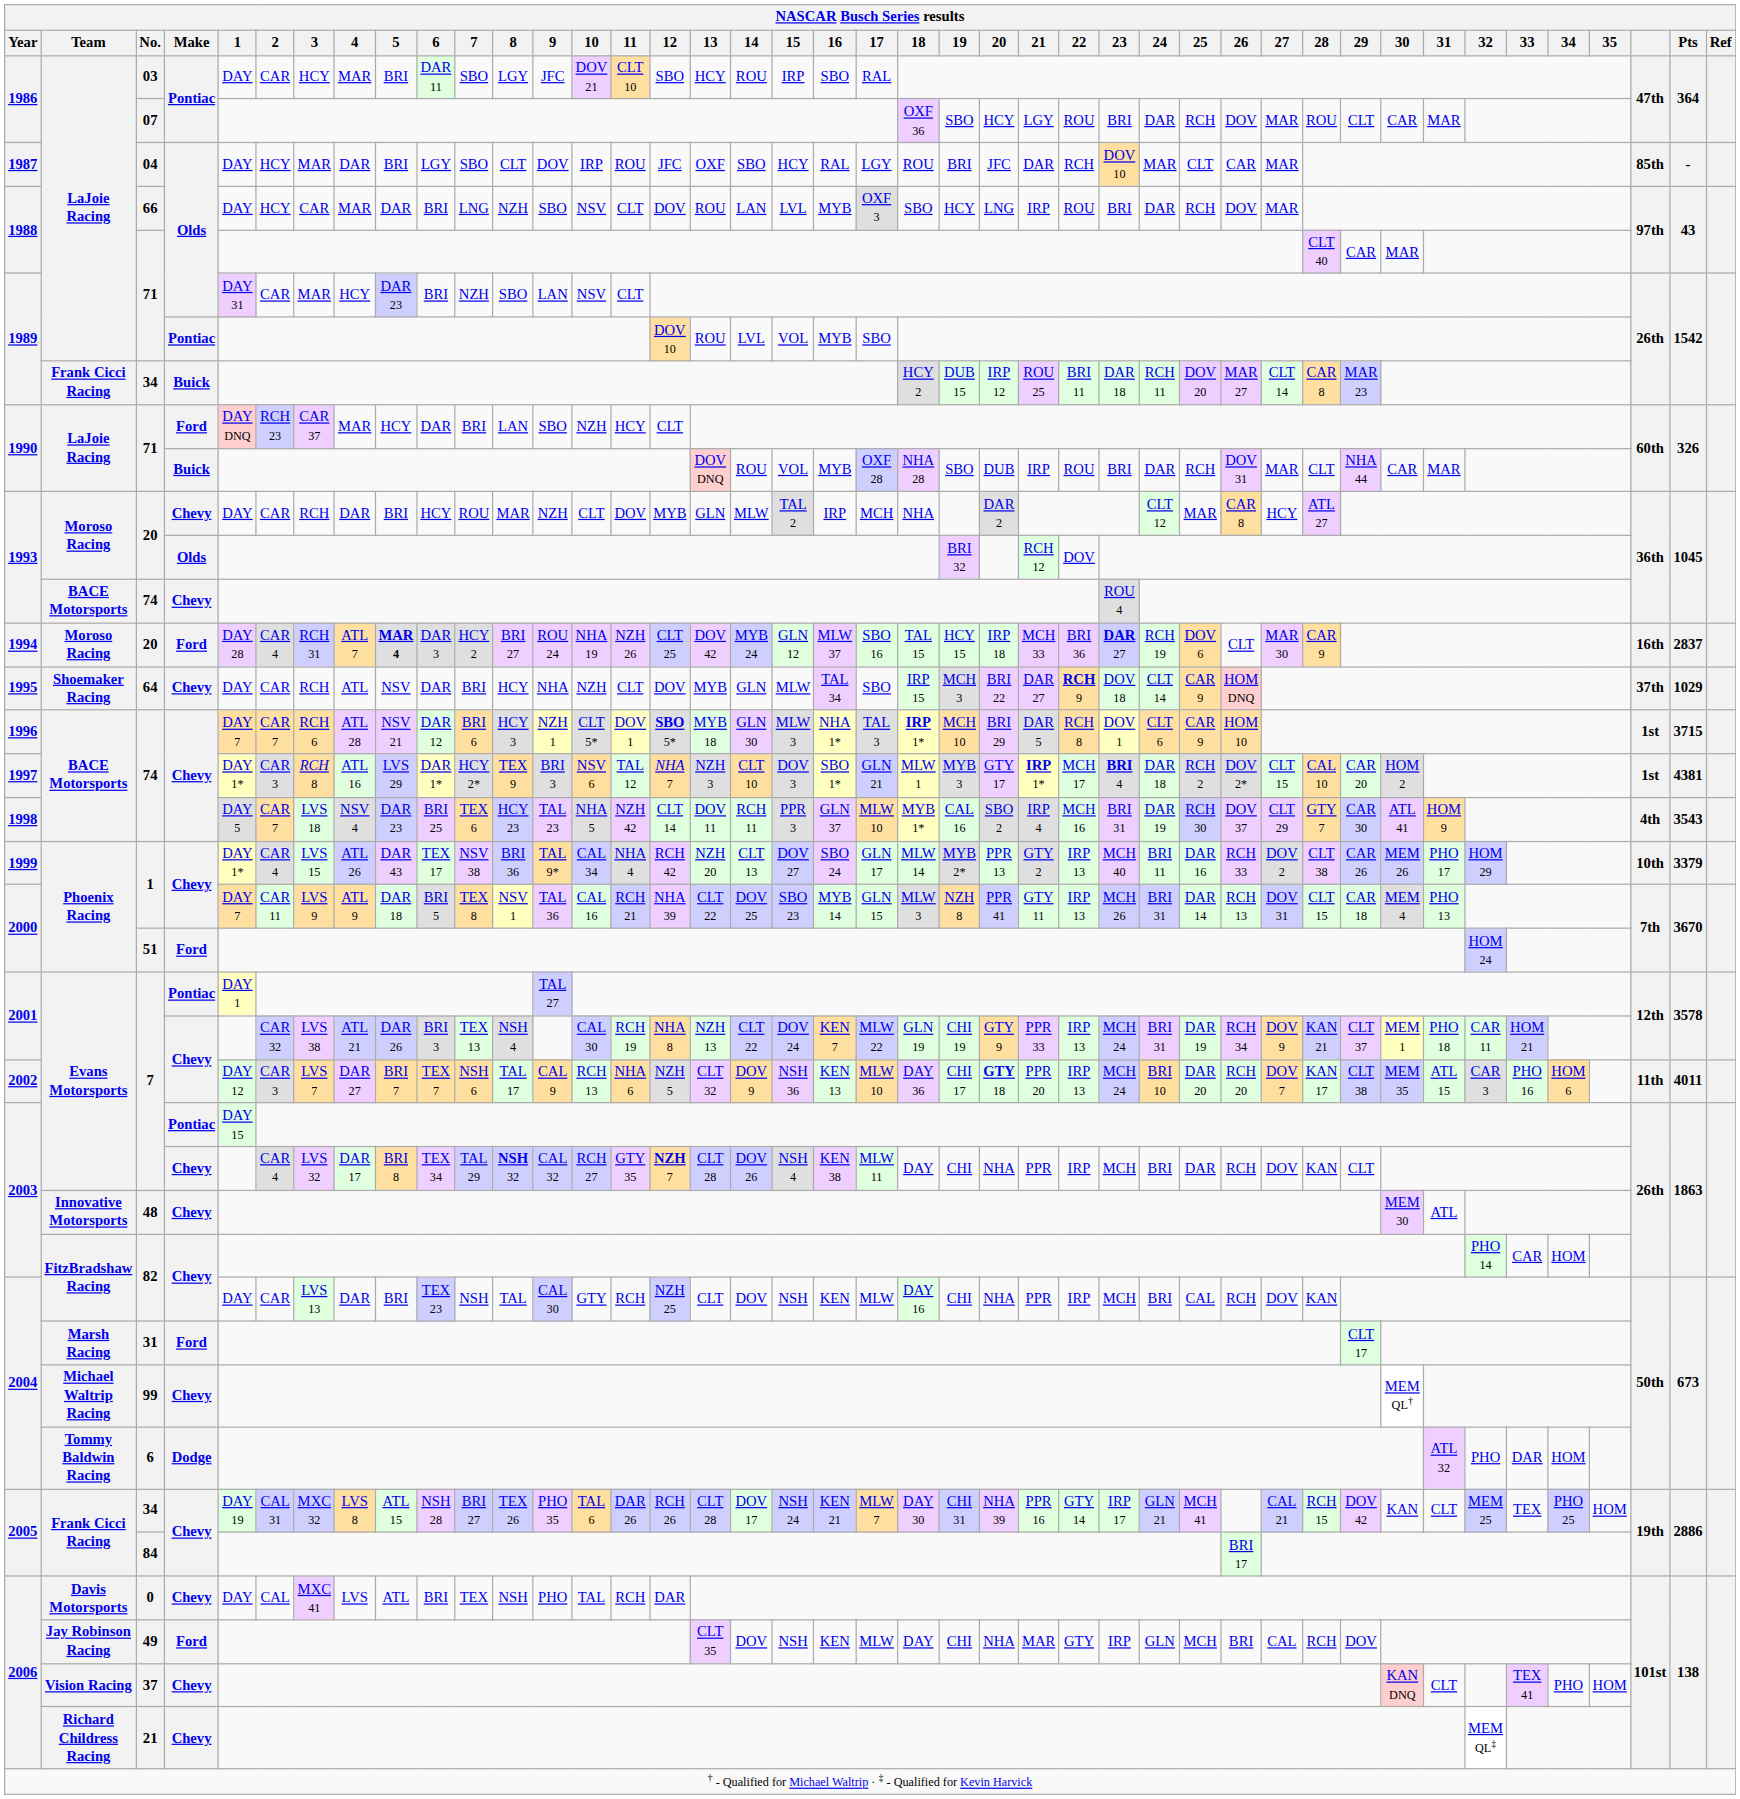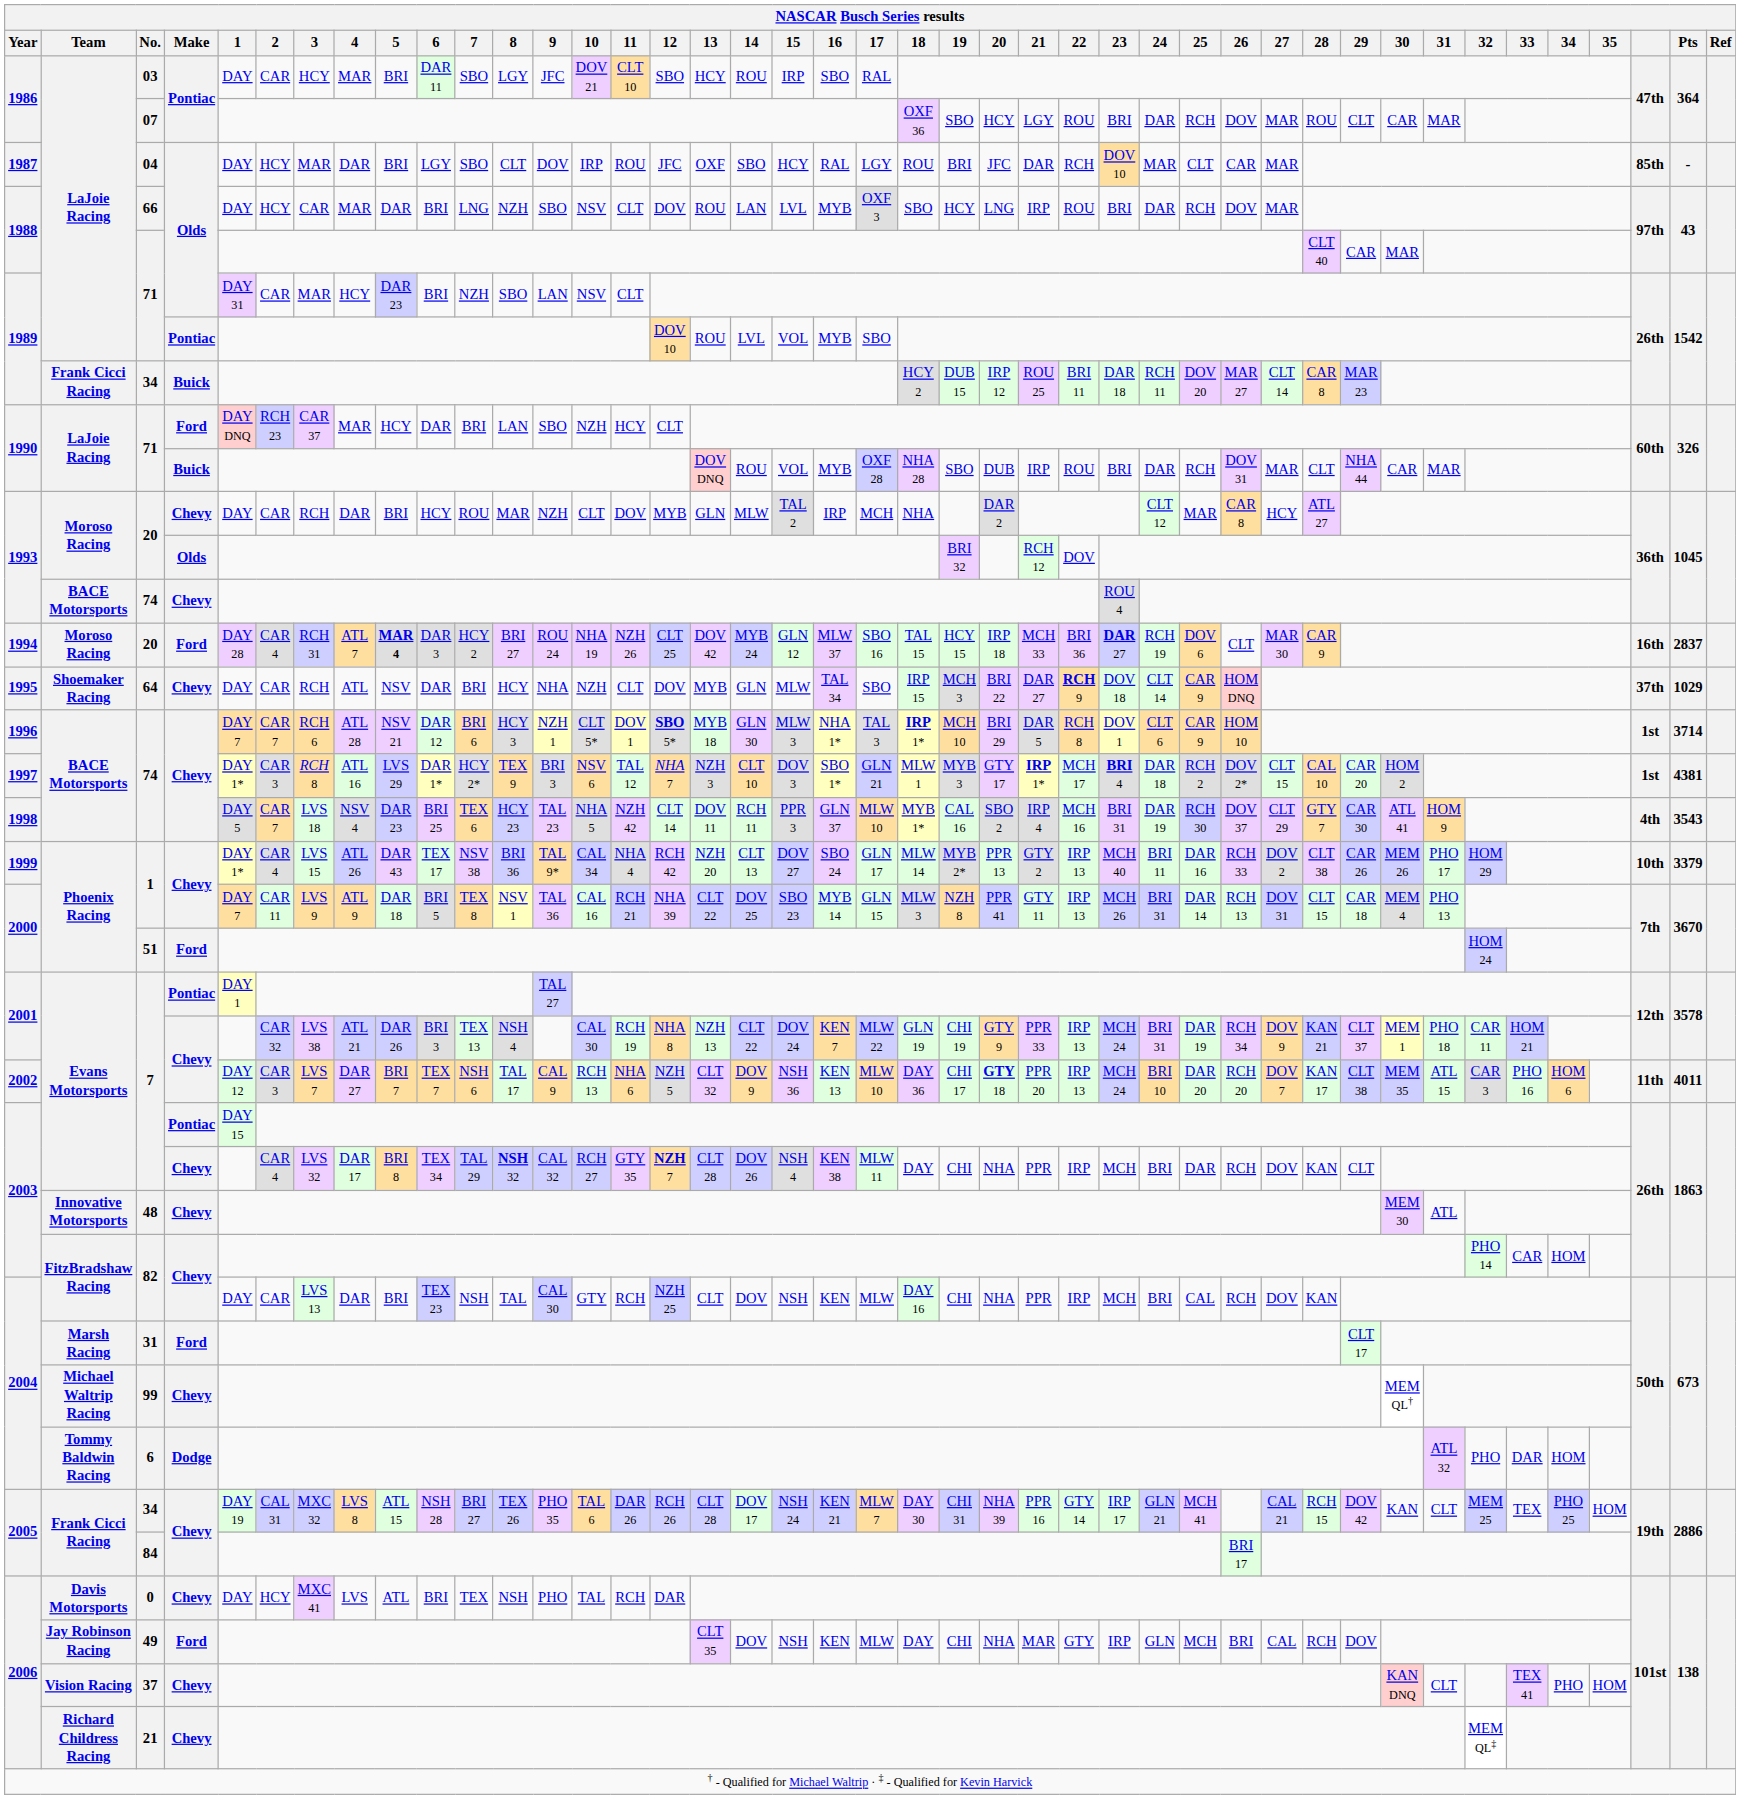(1688, 731) 3715 -> (1688, 731) 3714
(275, 1597) CAL -> (275, 1597) HCY
